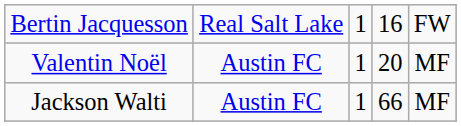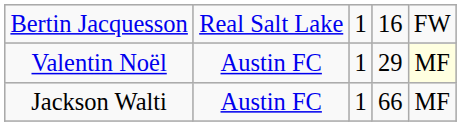(390, 62) 20 -> (390, 62) 29
(432, 62) no background -> (432, 62) lightyellow background
